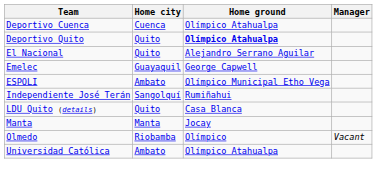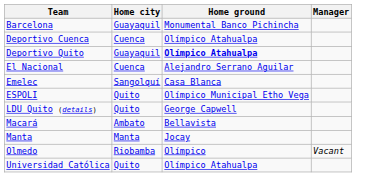+ row: (30, 25)
(147, 39) Quito -> (137, 53) Guayaquil
(147, 53) Quito -> (129, 67) Cuenca
(158, 67) Guayaquil -> (137, 81) Sangolquí
(221, 67) George Capwell -> (193, 81) Casa Blanca
(150, 81) Ambato -> (127, 95) Quito
- row: (68, 95)
(213, 109) Casa Blanca -> (201, 109) George Capwell
+ row: (22, 123)
(150, 151) Ambato -> (127, 165) Quito
